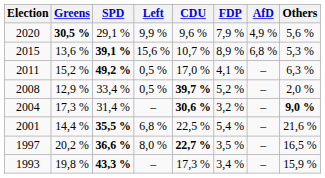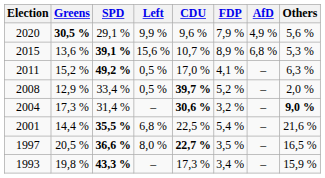(72, 145) 20,2 % -> (72, 145) 20,5 %
